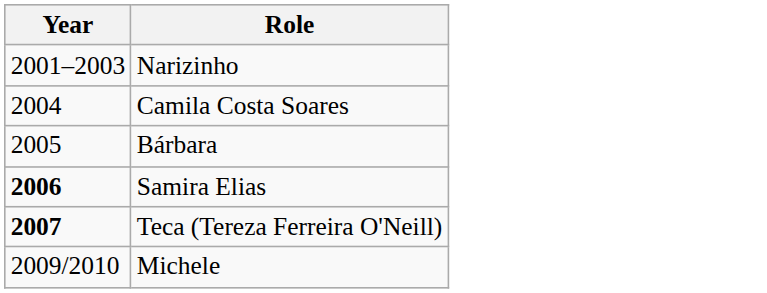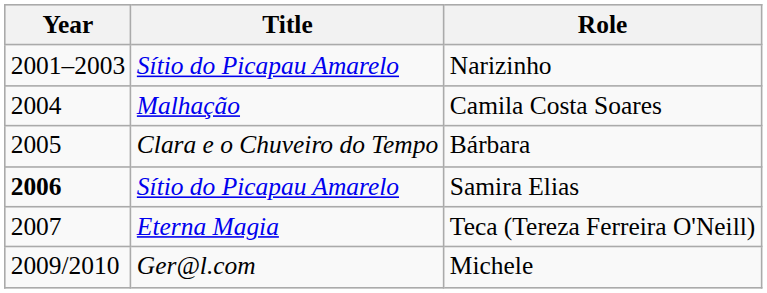+ column: (288, 24)
(36, 226) bold -> (36, 226) normal
